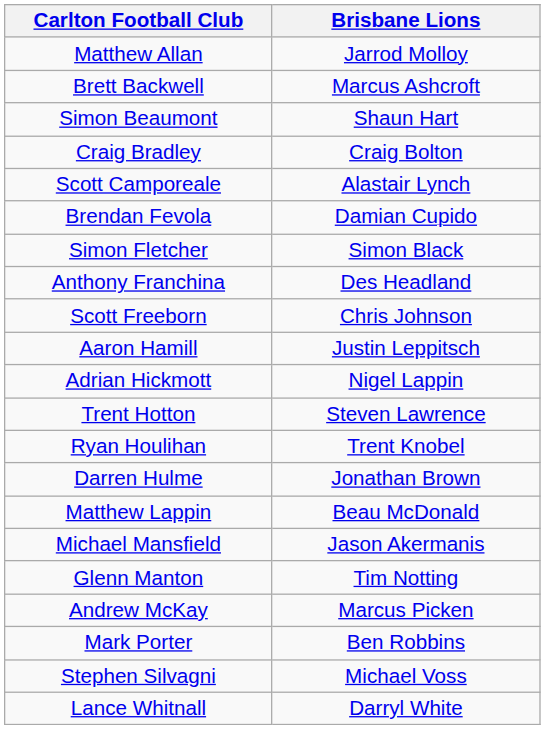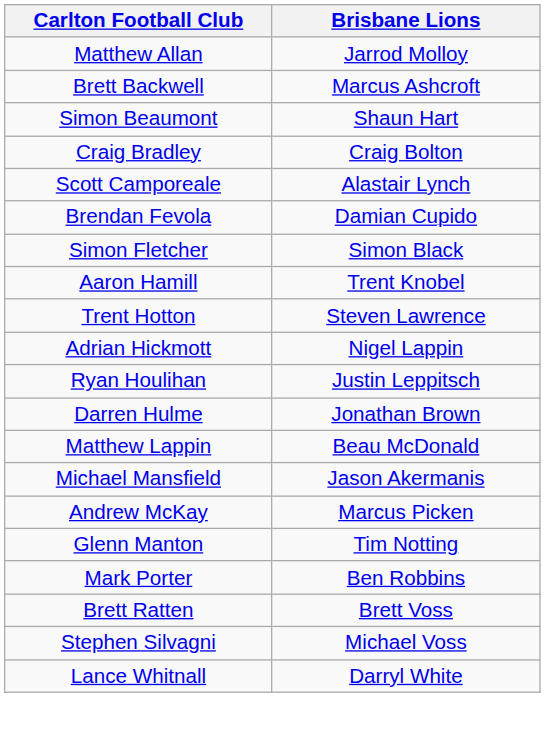- row: (138, 282)
- row: (138, 315)
(406, 348) Justin Leppitsch -> (406, 282) Trent Knobel
rows swapped: (138, 380) <-> (138, 413)
(406, 446) Trent Knobel -> (406, 380) Justin Leppitsch
rows swapped: (138, 577) <-> (138, 610)
+ row: (138, 610)
